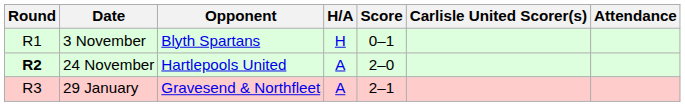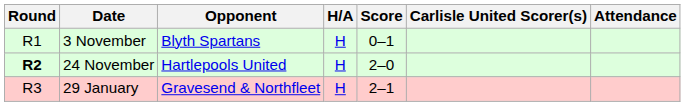(340, 64) A -> (340, 64) H
(340, 88) A -> (340, 88) H
